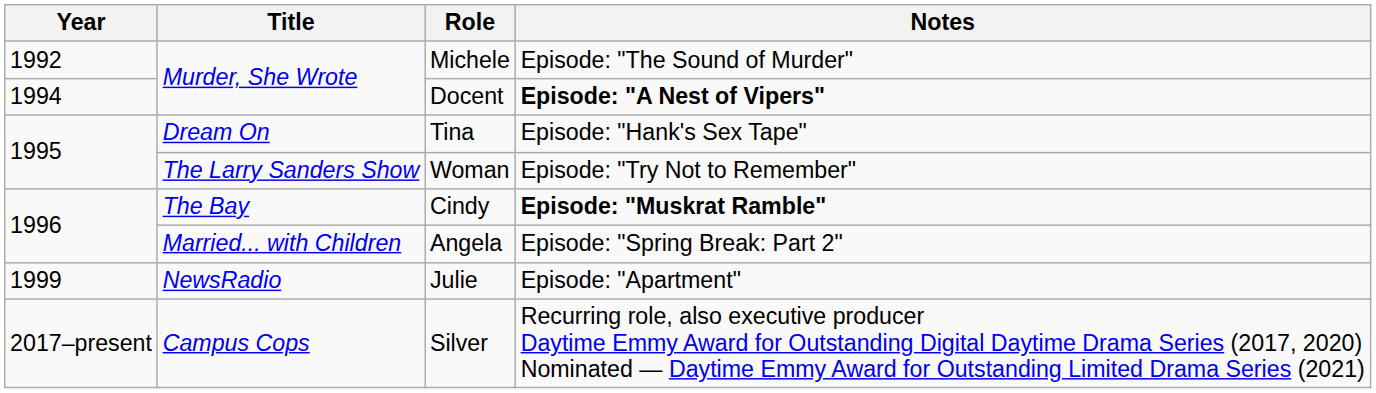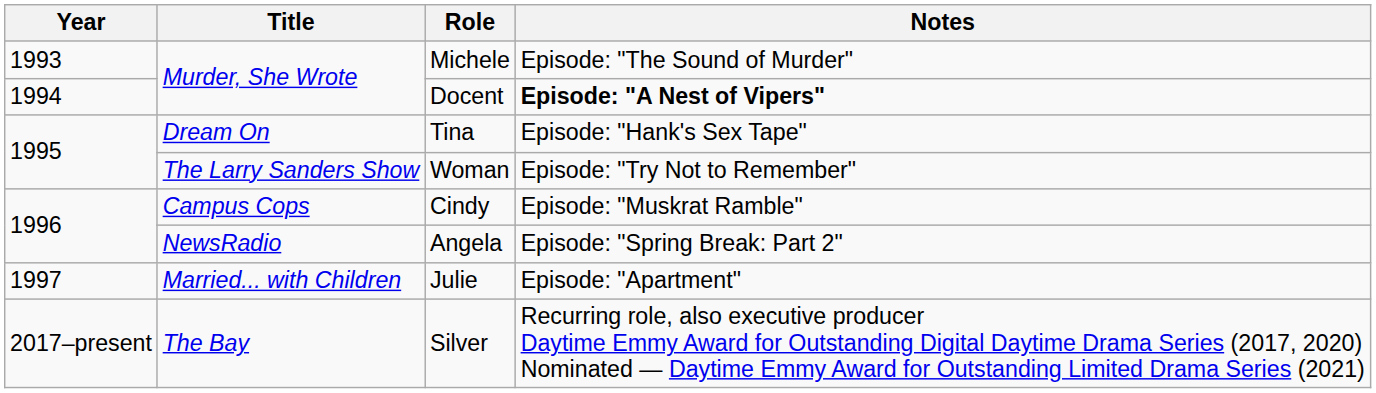(36, 59) 1992 -> (36, 59) 1993
(206, 206) The Bay -> (236, 206) Campus Cops
(673, 206) bold -> (662, 206) normal
(282, 243) Married... with Children -> (222, 243) NewsRadio
(36, 280) 1999 -> (36, 280) 1997
(222, 280) NewsRadio -> (282, 280) Married... with Children
(236, 343) Campus Cops -> (206, 343) The Bay
